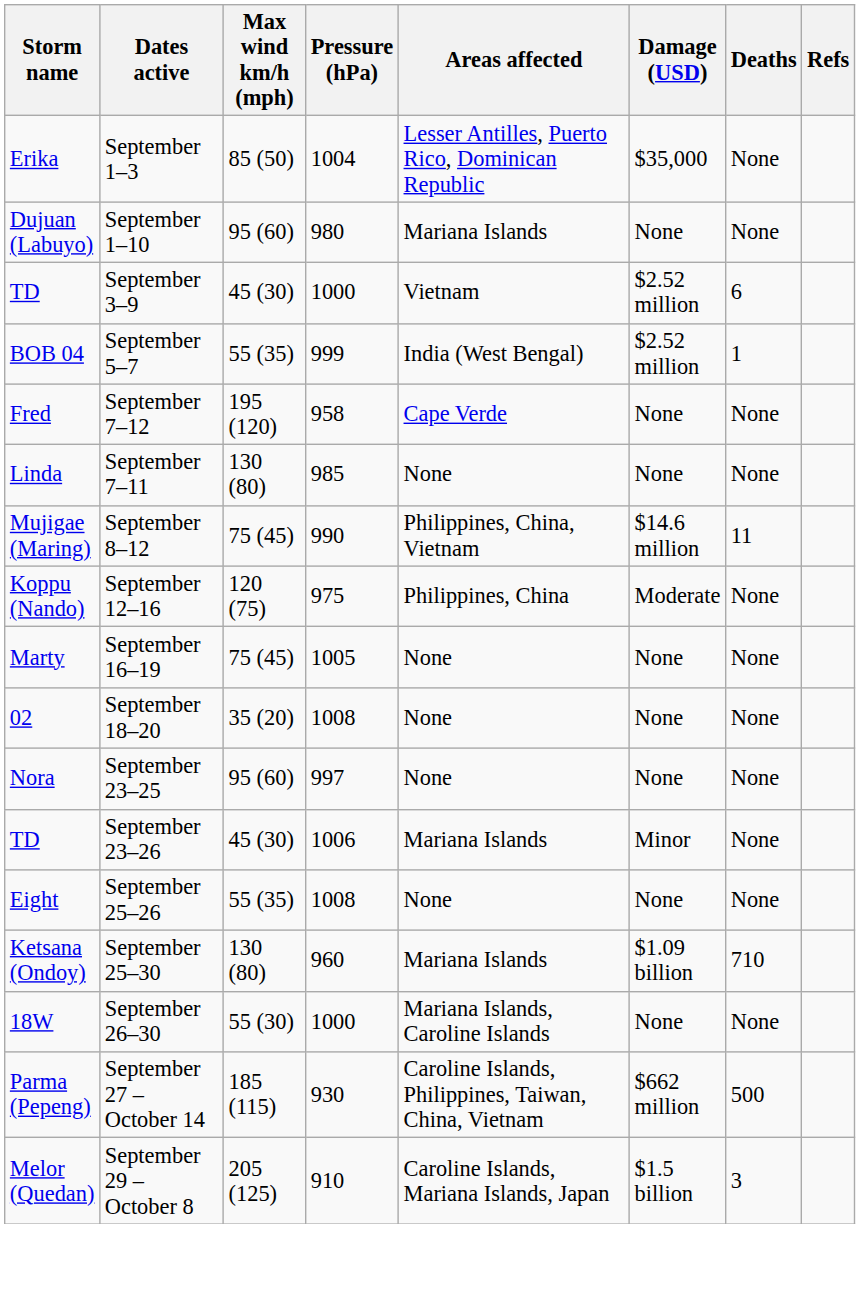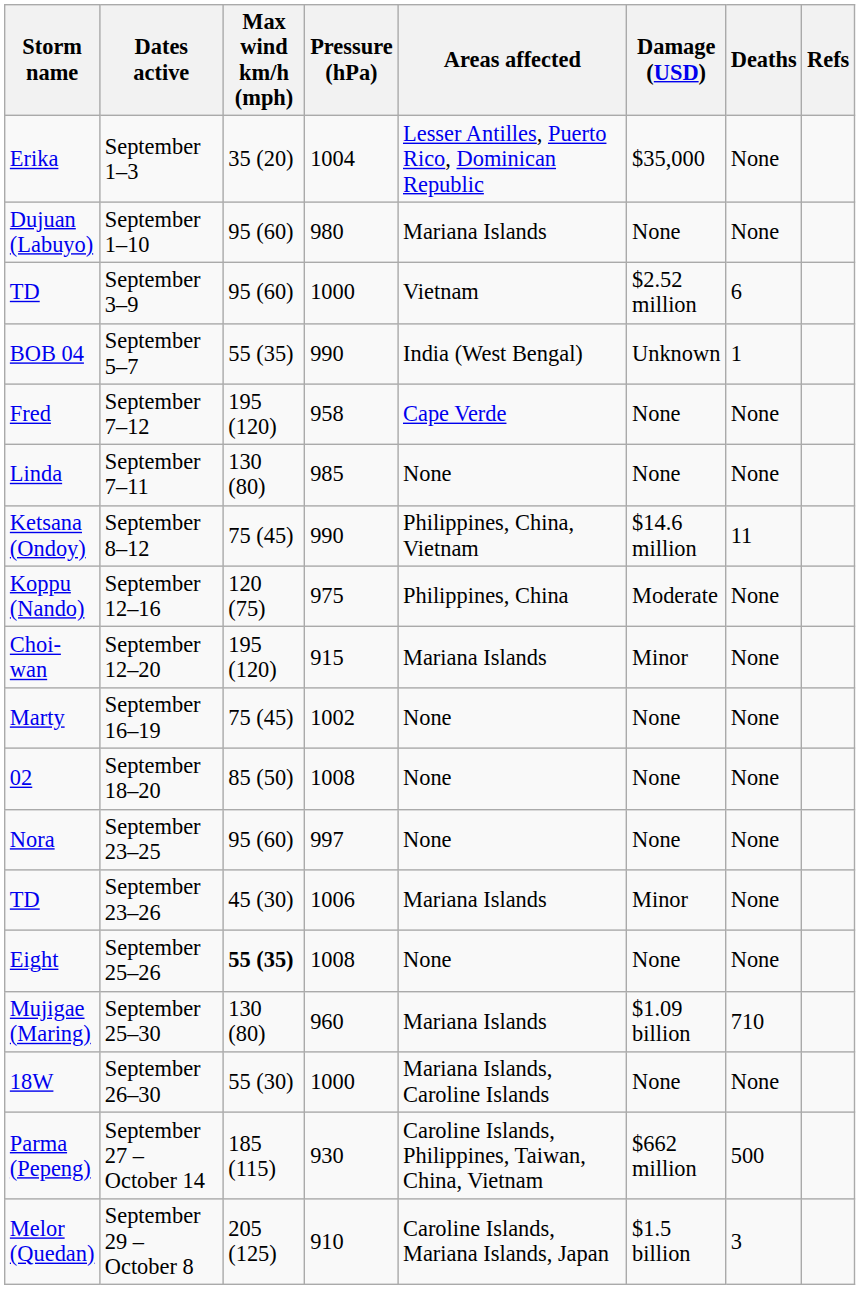(261, 158) 85 (50) -> (261, 158) 35 (20)
(261, 292) 45 (30) -> (261, 292) 95 (60)
(327, 353) 999 -> (327, 353) 990
(667, 353) $2.52 million -> (676, 353) Unknown
(50, 535) Mujigae (Maring) -> (48, 535) Ketsana (Ondoy)
+ row: (153, 656)
(333, 656) 1005 -> (333, 717) 1002
(261, 717) 35 (20) -> (261, 778) 85 (50)
(261, 899) normal -> (261, 960) bold
(48, 960) Ketsana (Ondoy) -> (50, 1021) Mujigae (Maring)
